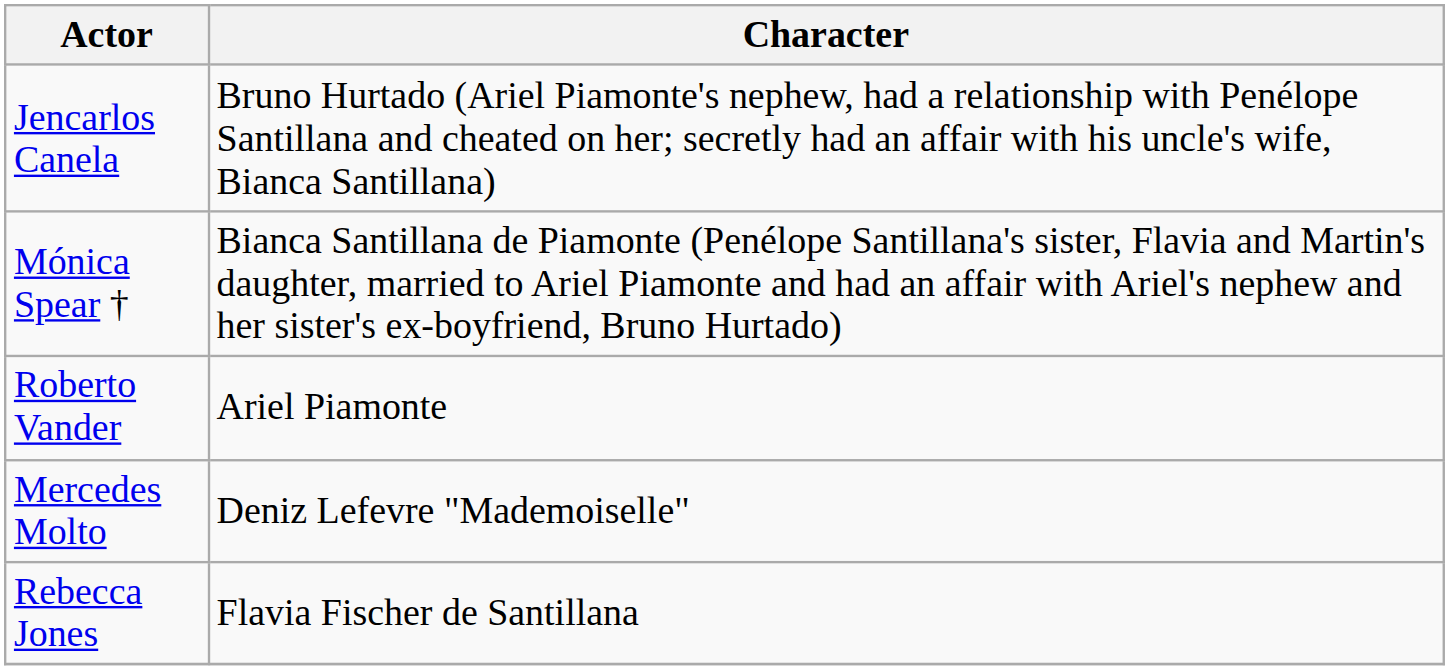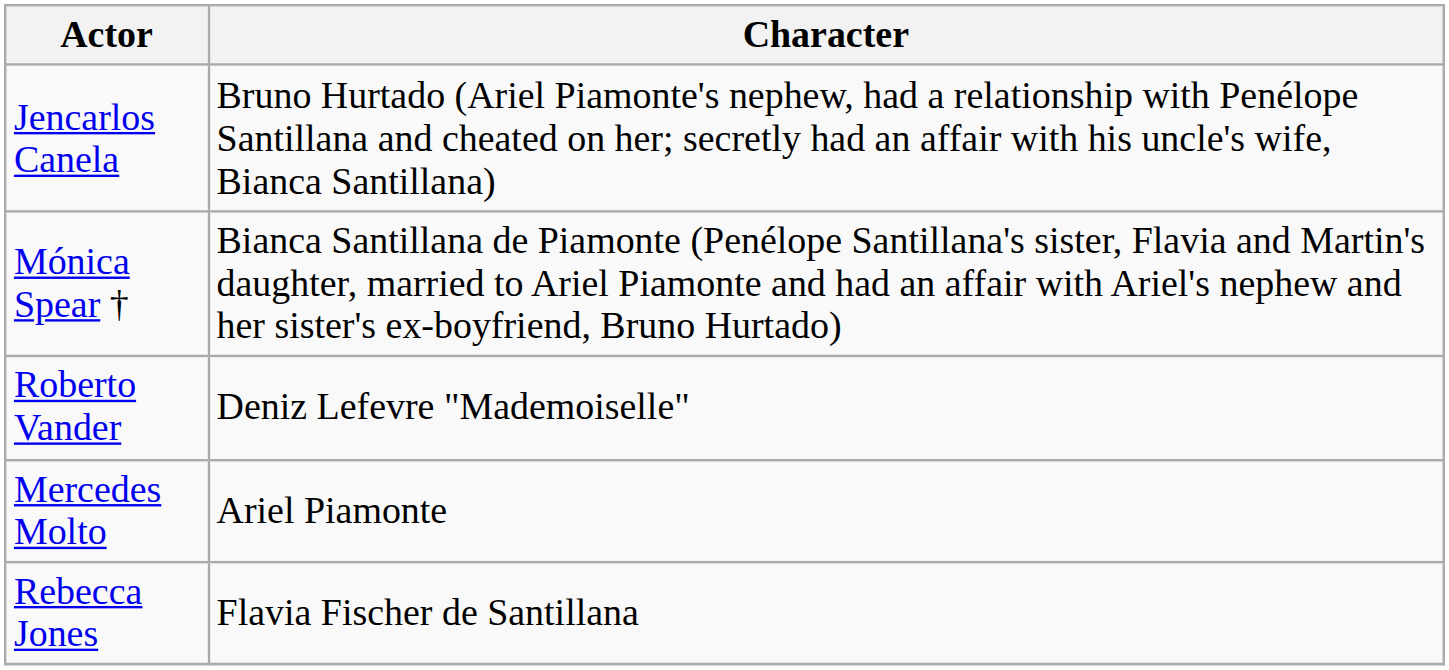(332, 406) Ariel Piamonte -> (453, 406) Deniz Lefevre "Mademoiselle"
(453, 509) Deniz Lefevre "Mademoiselle" -> (332, 509) Ariel Piamonte
